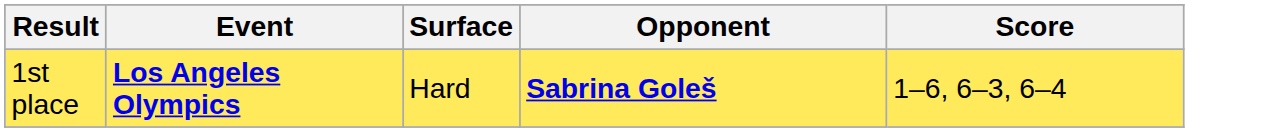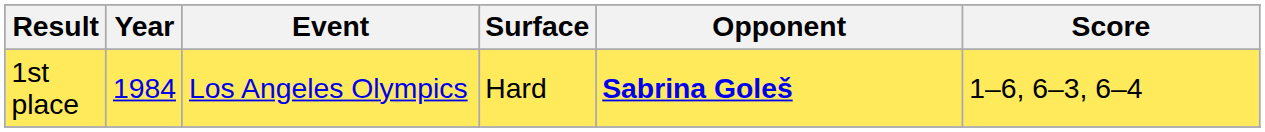+ column: (144, 26)
(197, 87) bold -> (328, 87) normal
